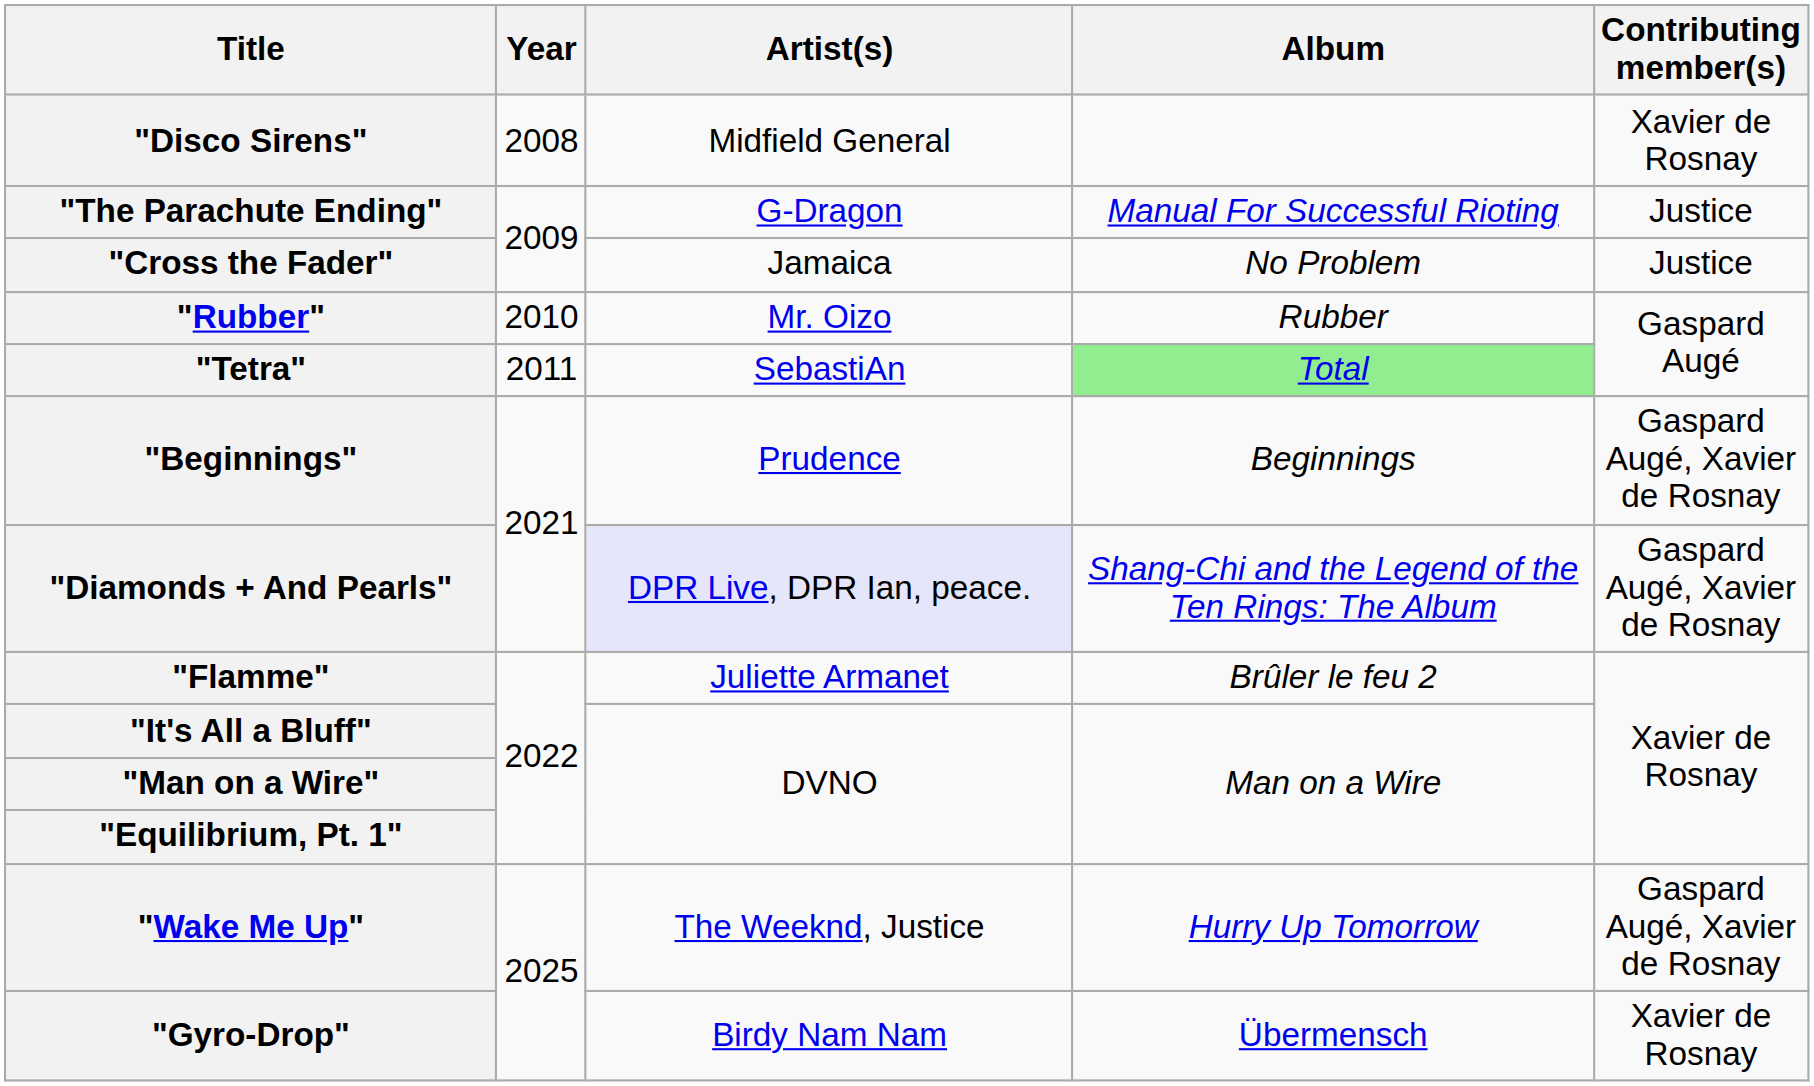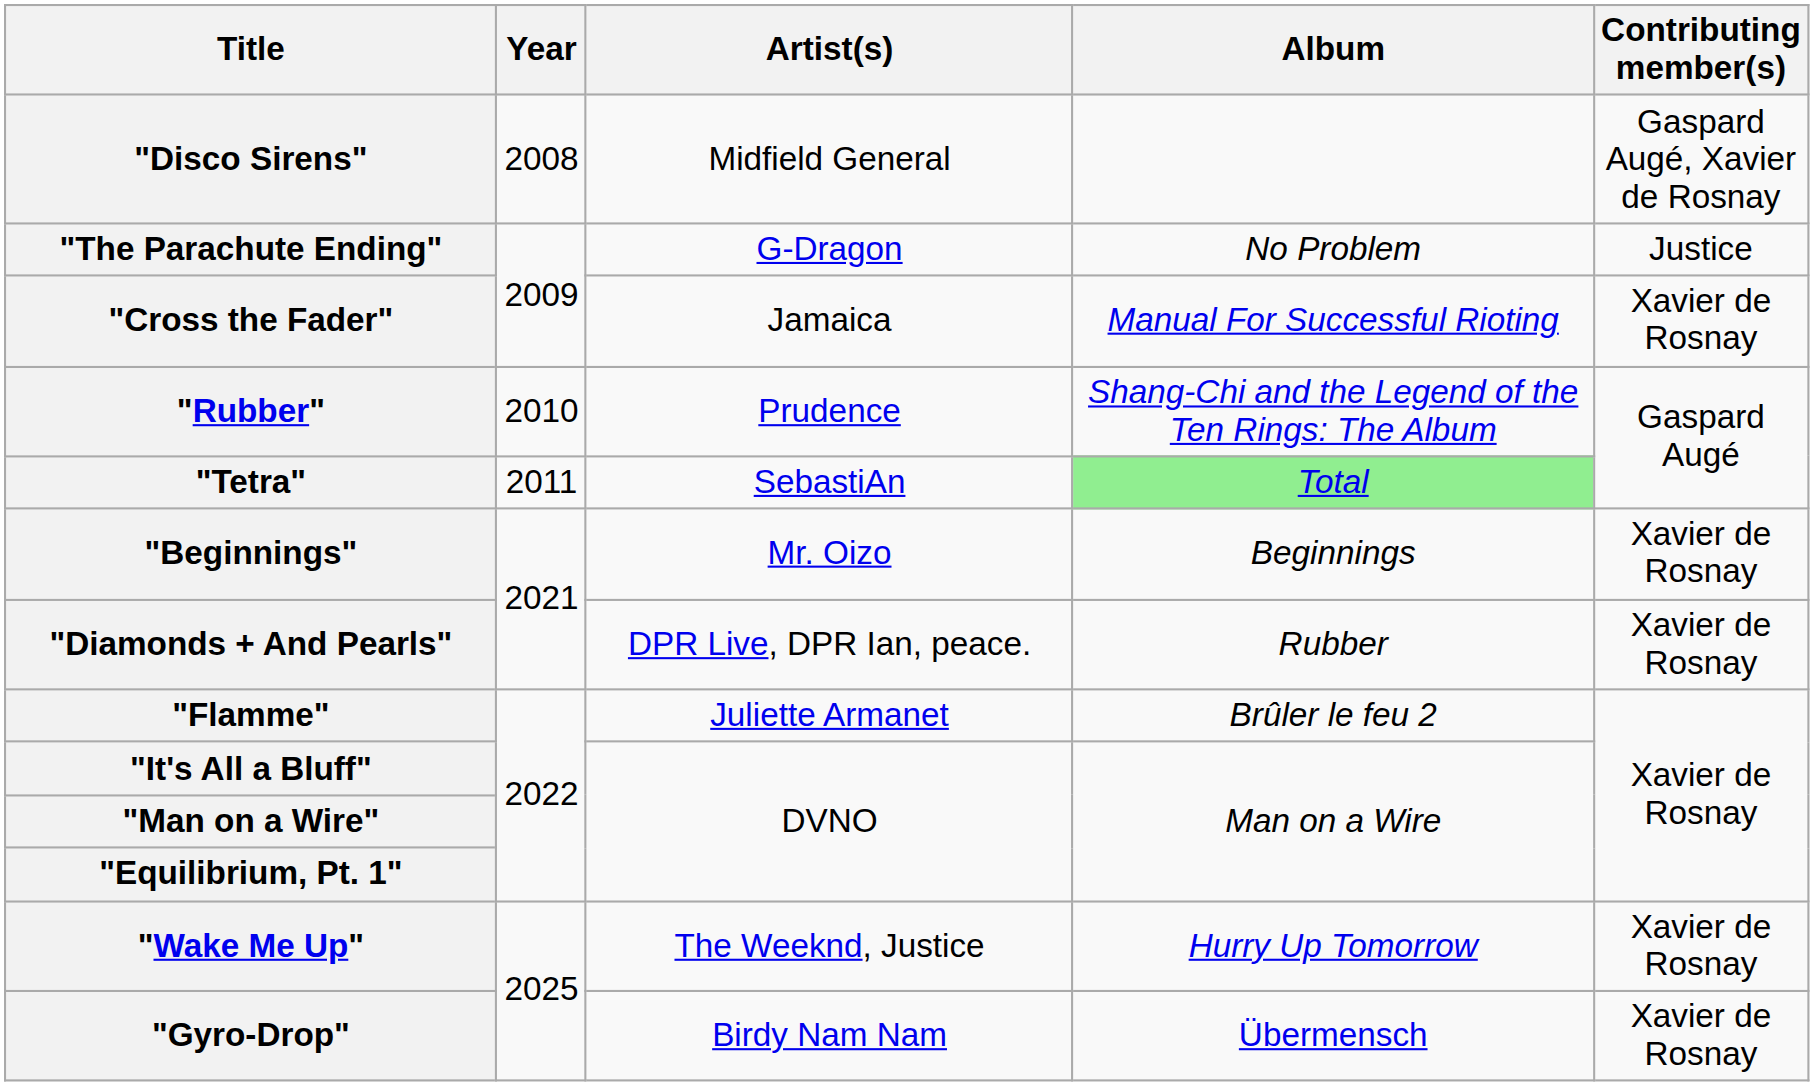(1701, 139) Xavier de Rosnay -> (1701, 158) Gaspard Augé, Xavier de Rosnay
(1333, 211) Manual For Successful Rioting -> (1333, 248) No Problem
(1333, 264) No Problem -> (1333, 320) Manual For Successful Rioting
(1701, 264) Justice -> (1701, 320) Xavier de Rosnay
(830, 316) Mr. Oizo -> (830, 410) Prudence
(1333, 316) Rubber -> (1333, 410) Shang-Chi and the Legend of the Ten Rings: The Album
(830, 459) Prudence -> (830, 553) Mr. Oizo
(1701, 459) Gaspard Augé, Xavier de Rosnay -> (1701, 553) Xavier de Rosnay
(830, 587) lavender background -> (830, 643) no background
(1333, 587) Shang-Chi and the Legend of the Ten Rings: The Album -> (1333, 643) Rubber
(1701, 587) Gaspard Augé, Xavier de Rosnay -> (1701, 643) Xavier de Rosnay
(1701, 926) Gaspard Augé, Xavier de Rosnay -> (1701, 945) Xavier de Rosnay
